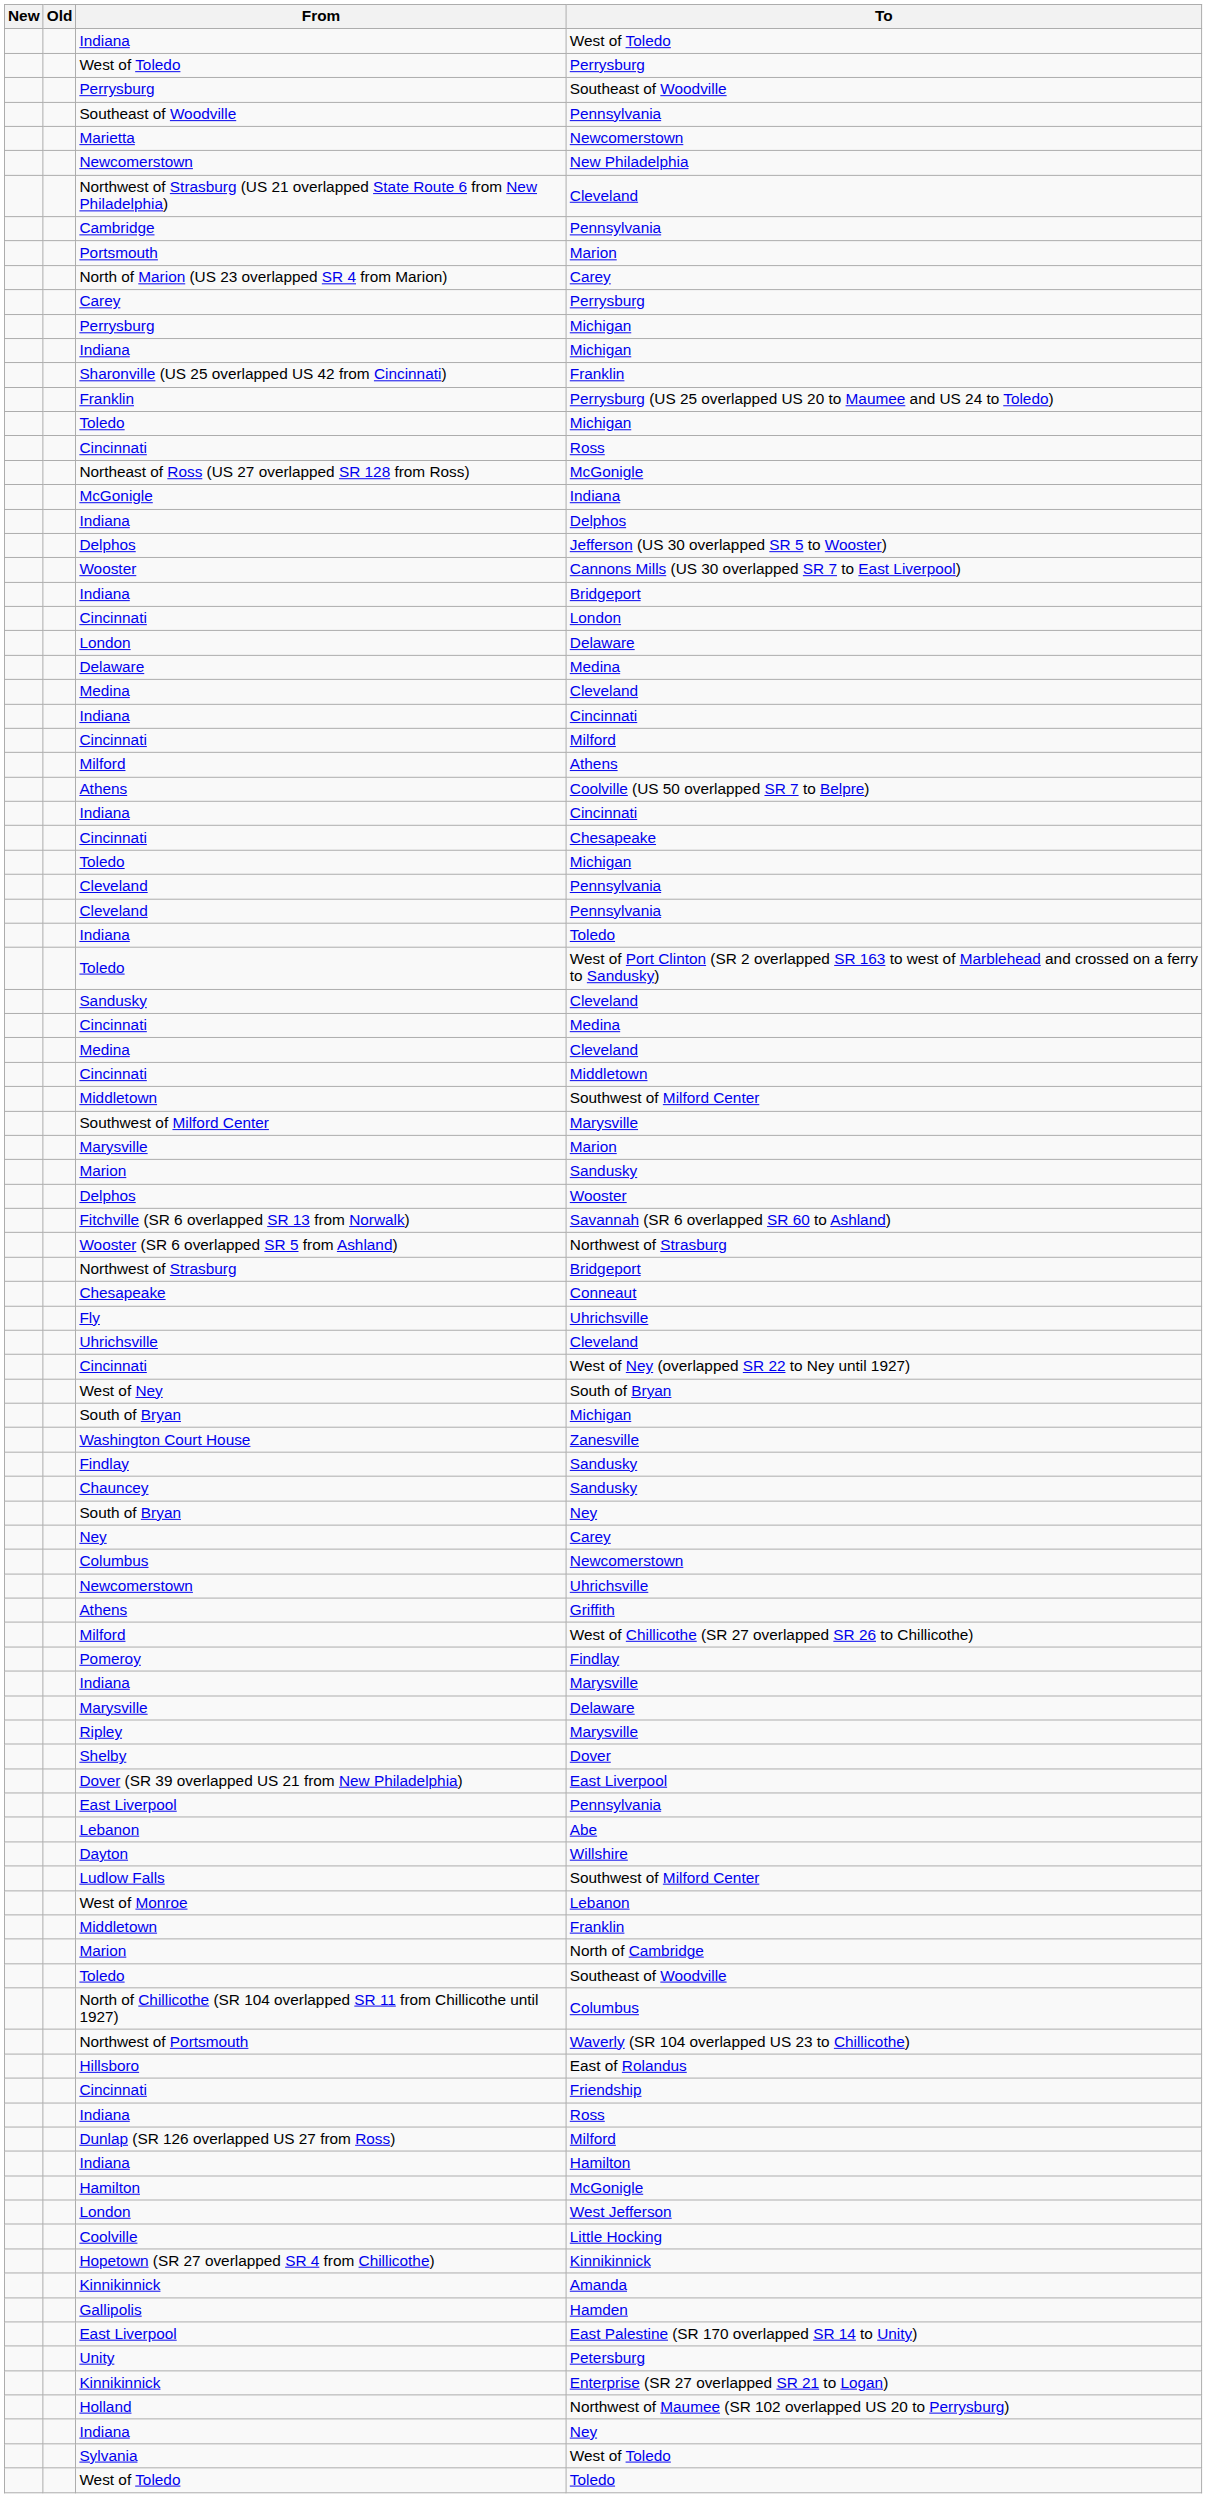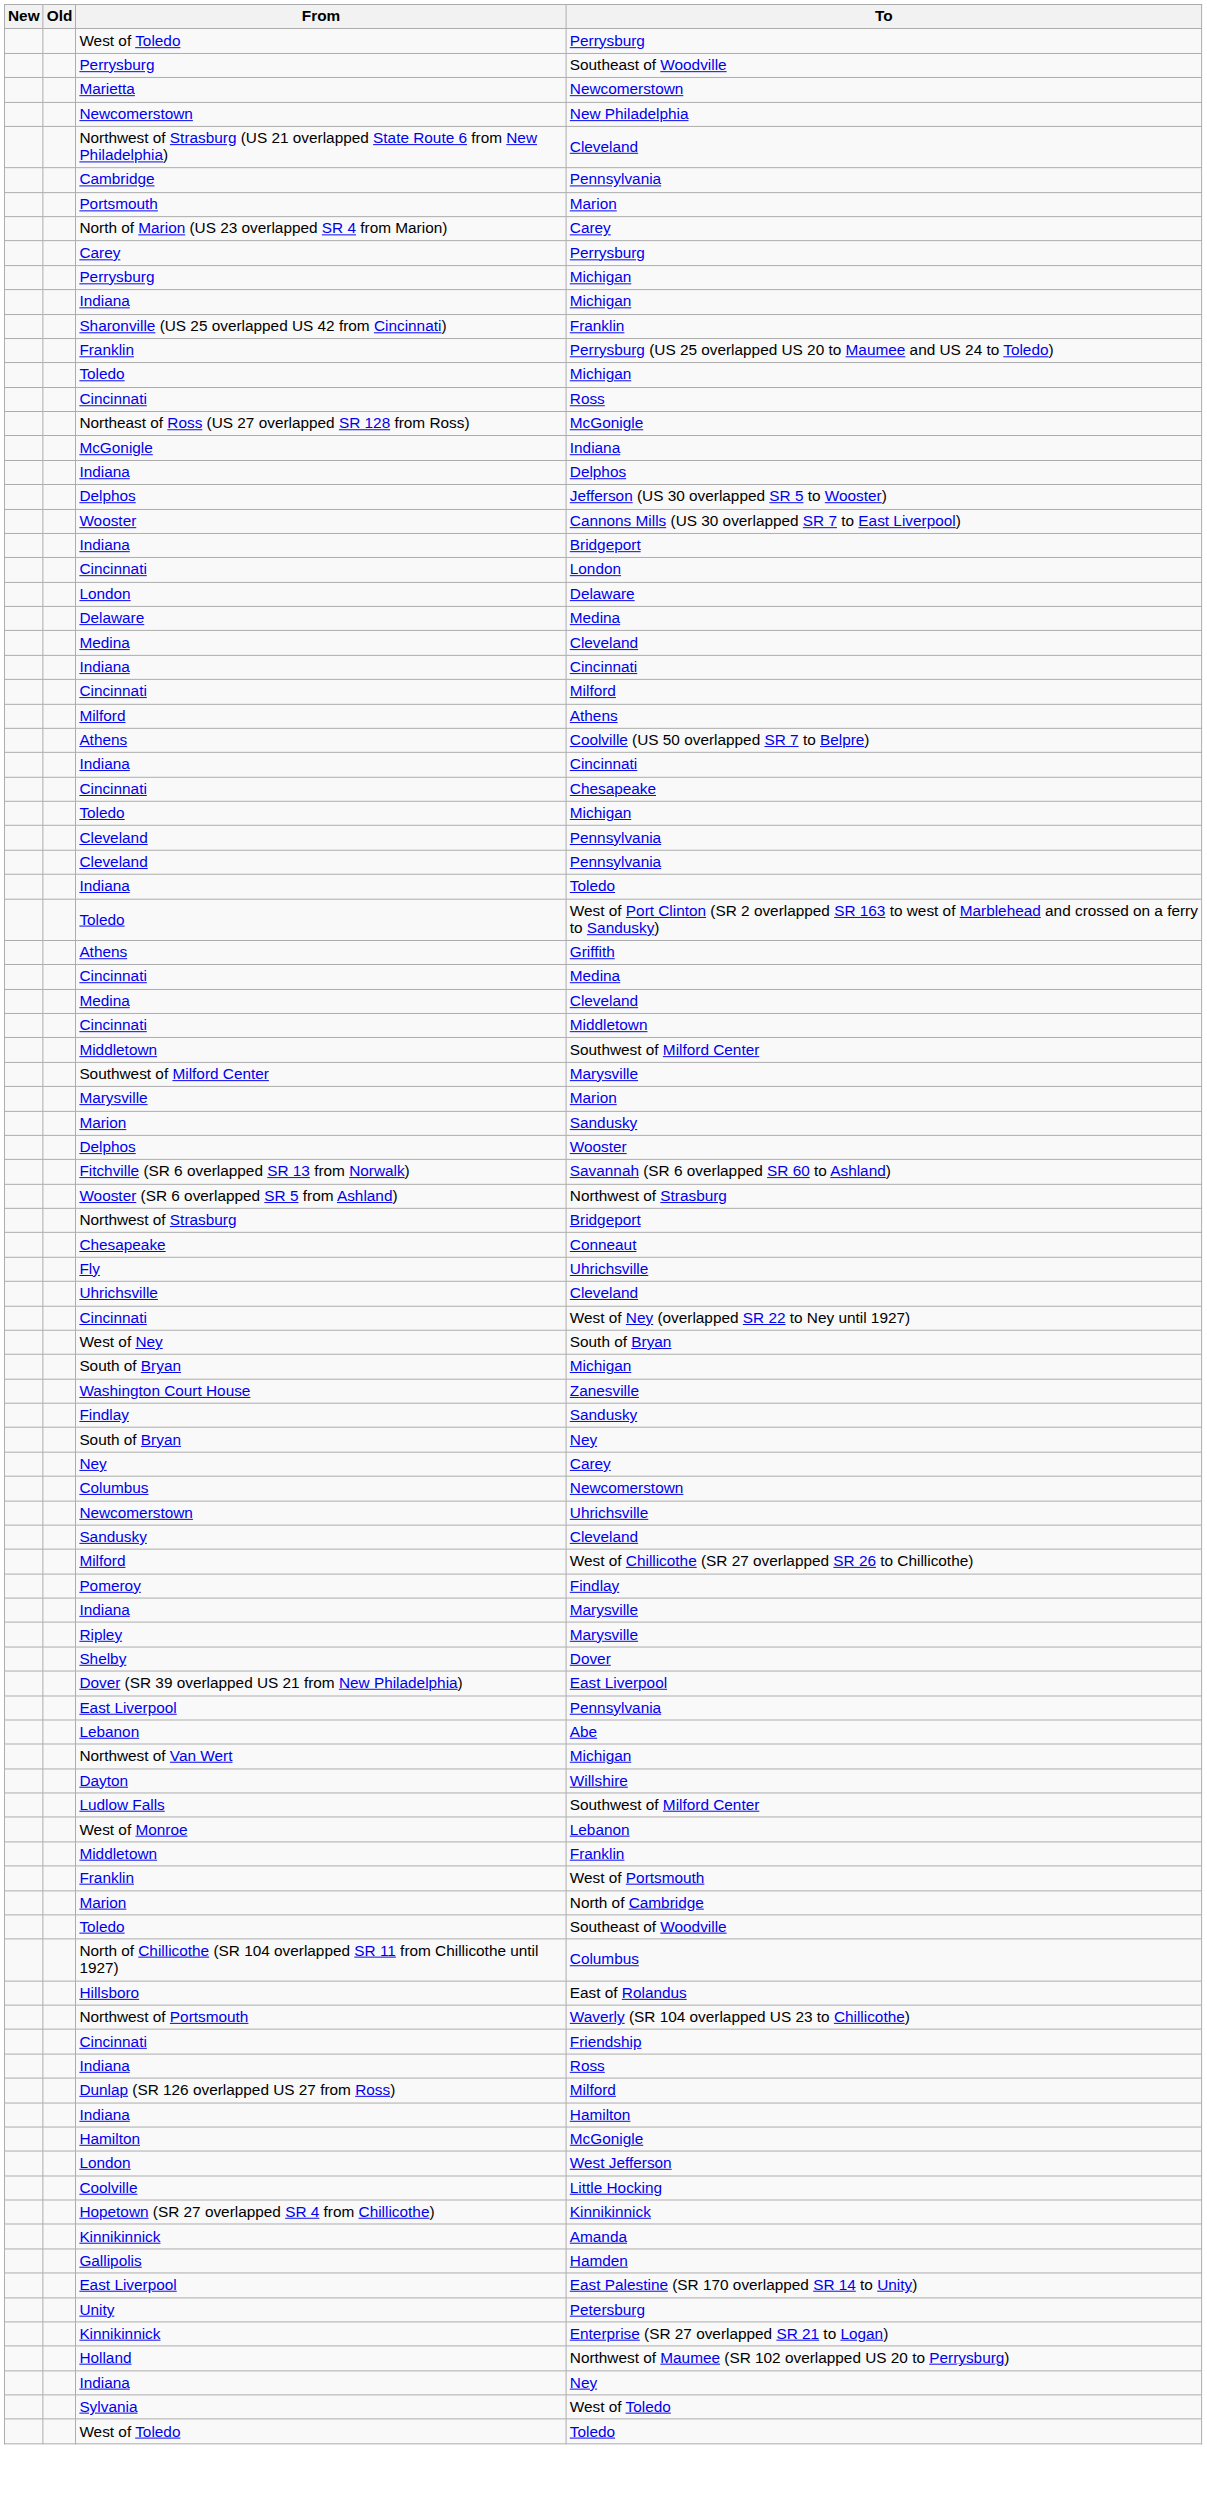- row: (105, 41)
- row: (158, 114)
rows swapped: (113, 1001) <-> (103, 1610)
- row: (114, 1488)
- row: (114, 1707)
+ row: (156, 1756)
+ row: (107, 1878)
rows swapped: (164, 2041) <-> (109, 2066)
